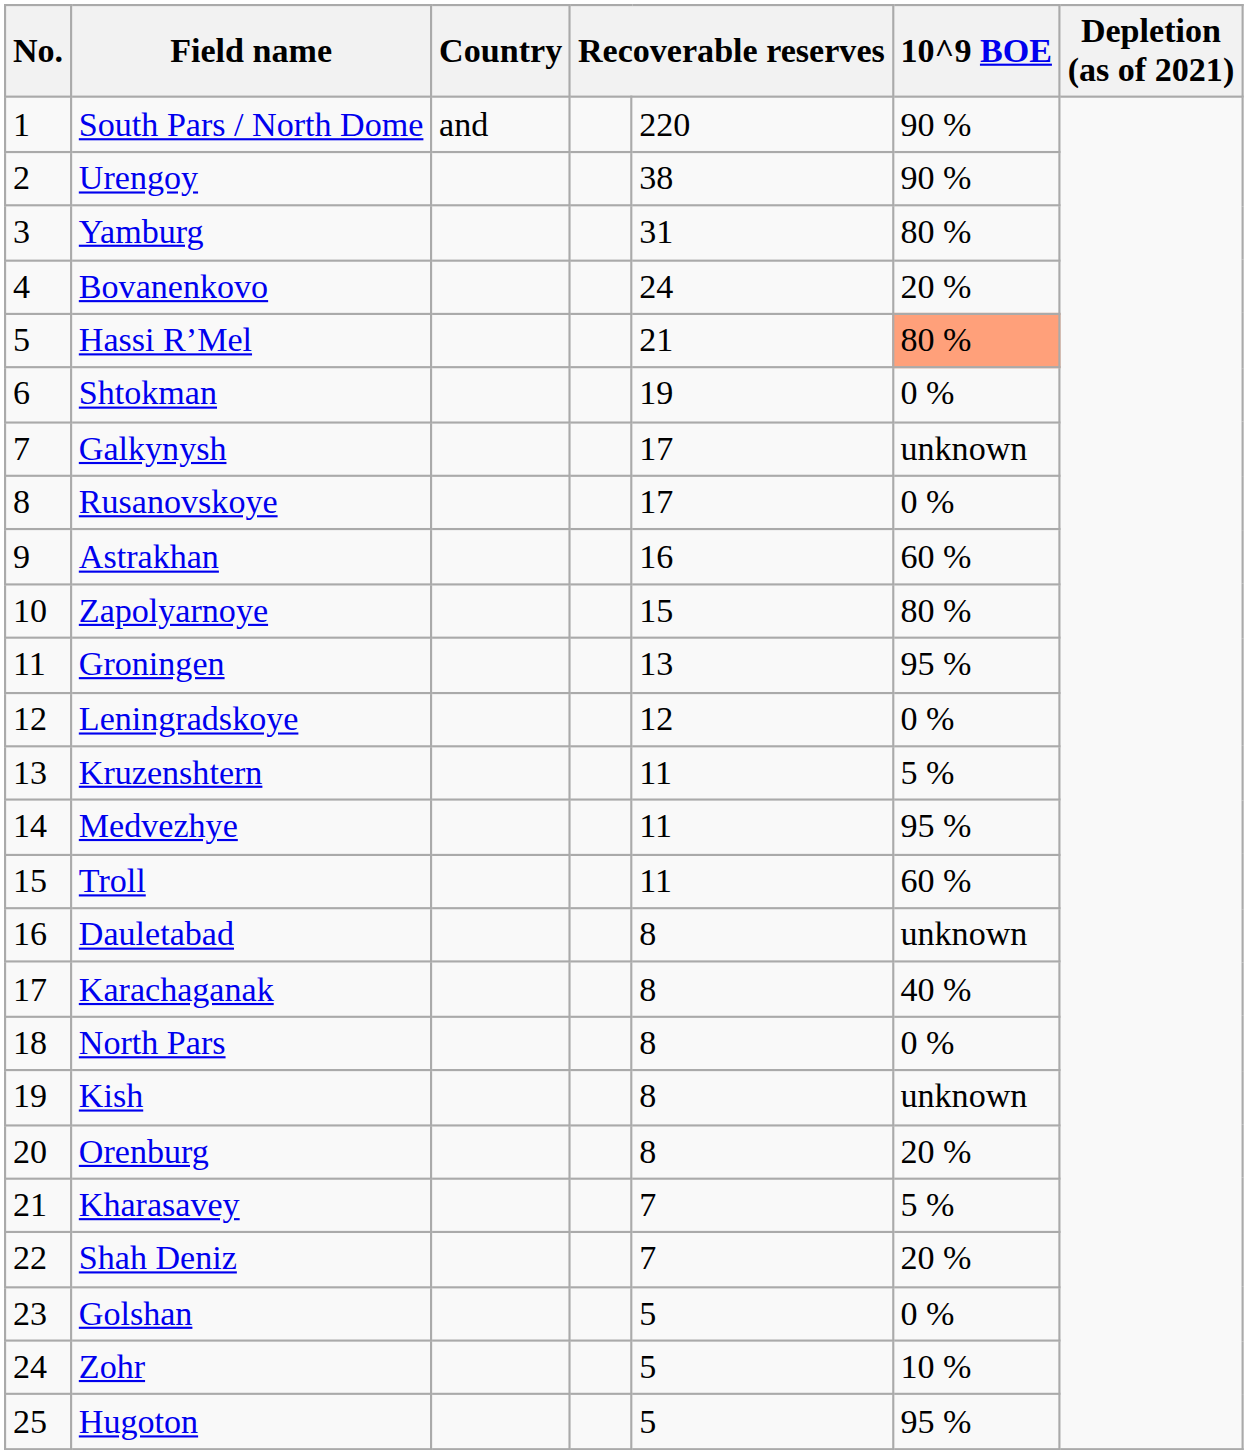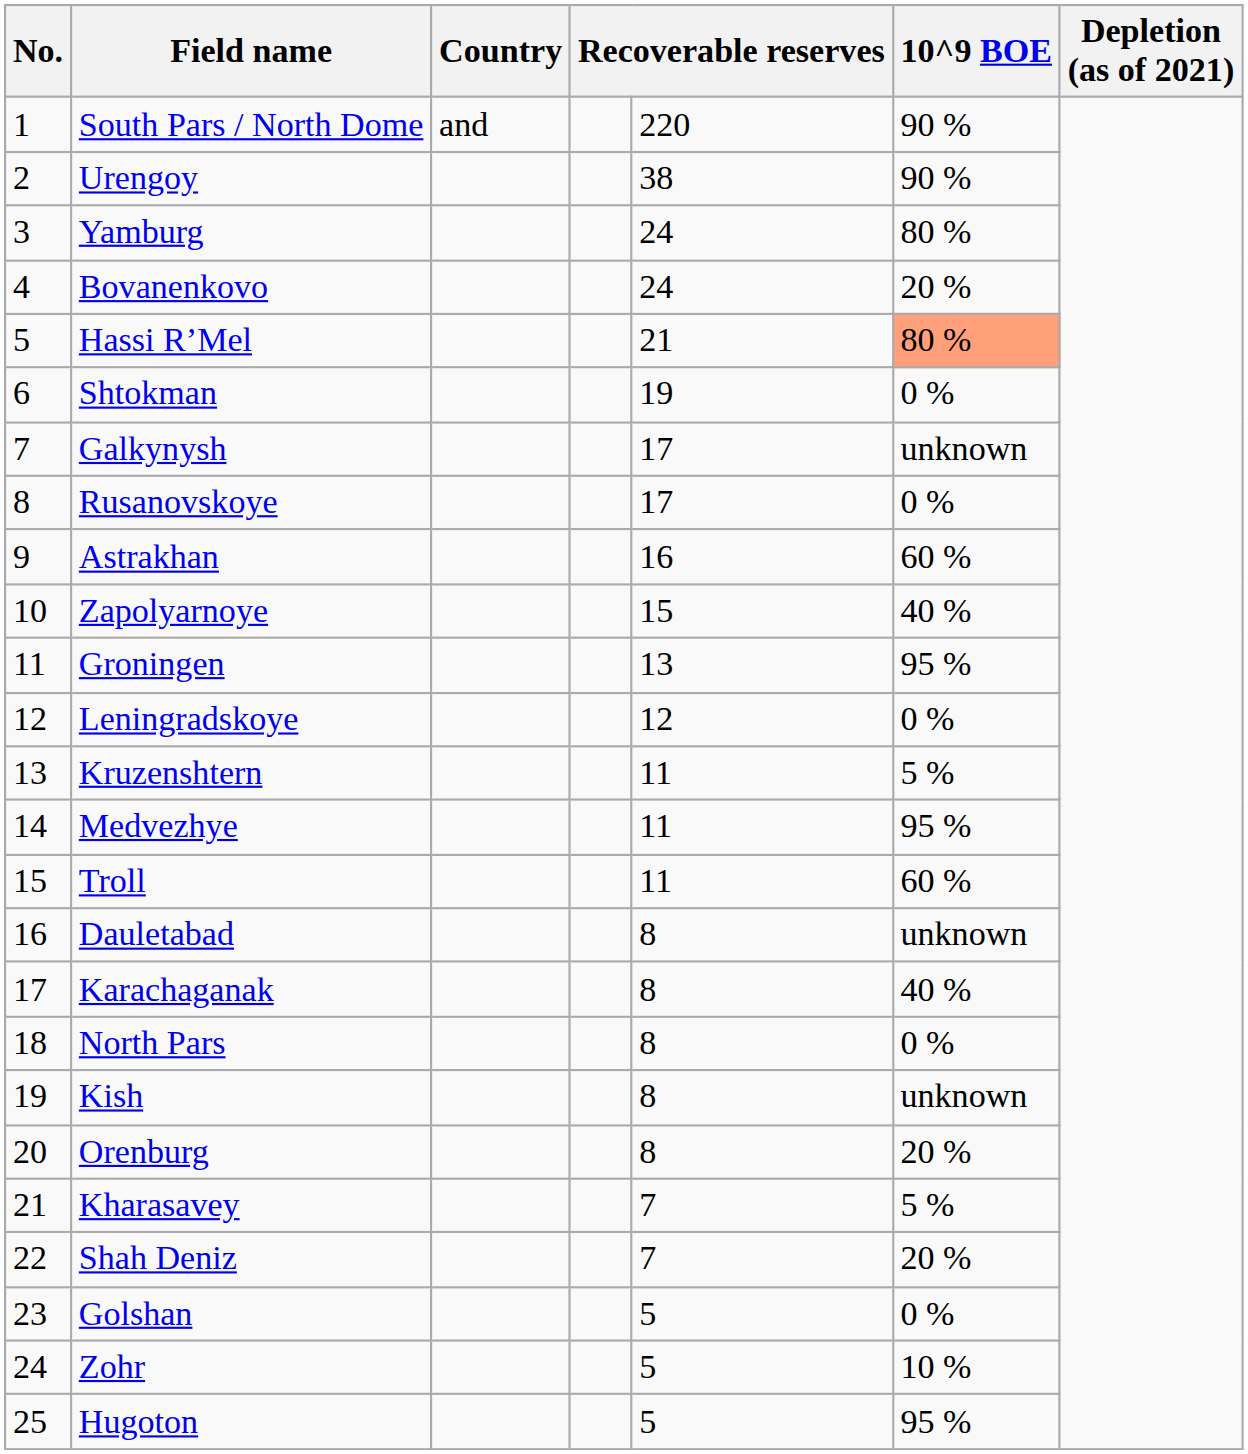(656, 232) 31 -> (656, 232) 24
(936, 610) 80 % -> (936, 610) 40 %
